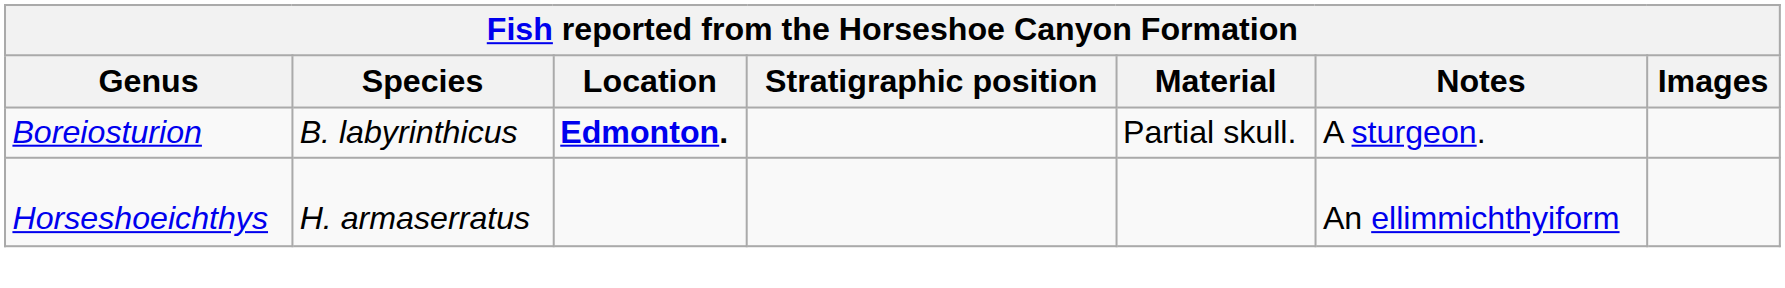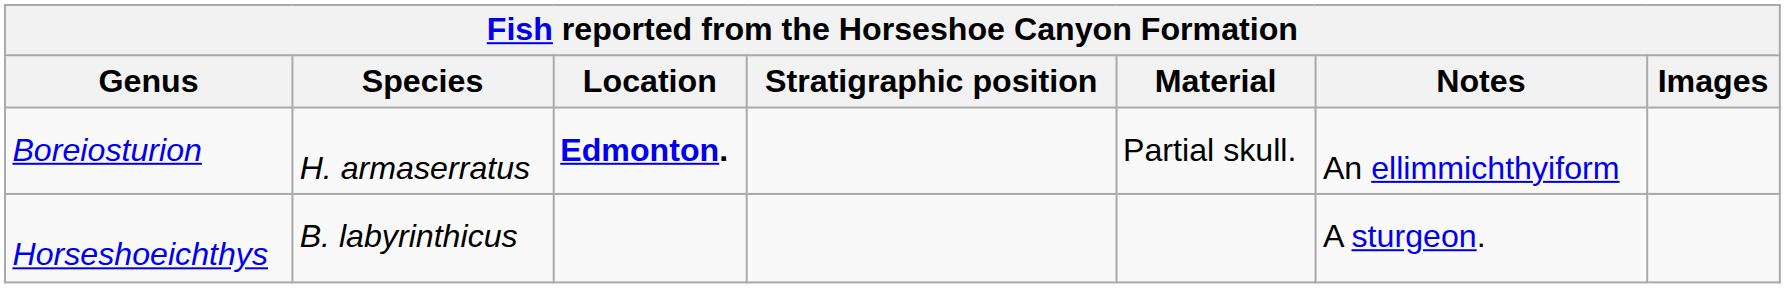(409, 132) B. labyrinthicus -> (415, 168) H. armaserratus
(1404, 132) A sturgeon. -> (1471, 168) An ellimmichthyiform
(415, 219) H. armaserratus -> (409, 237) B. labyrinthicus
(1471, 219) An ellimmichthyiform -> (1404, 237) A sturgeon.
